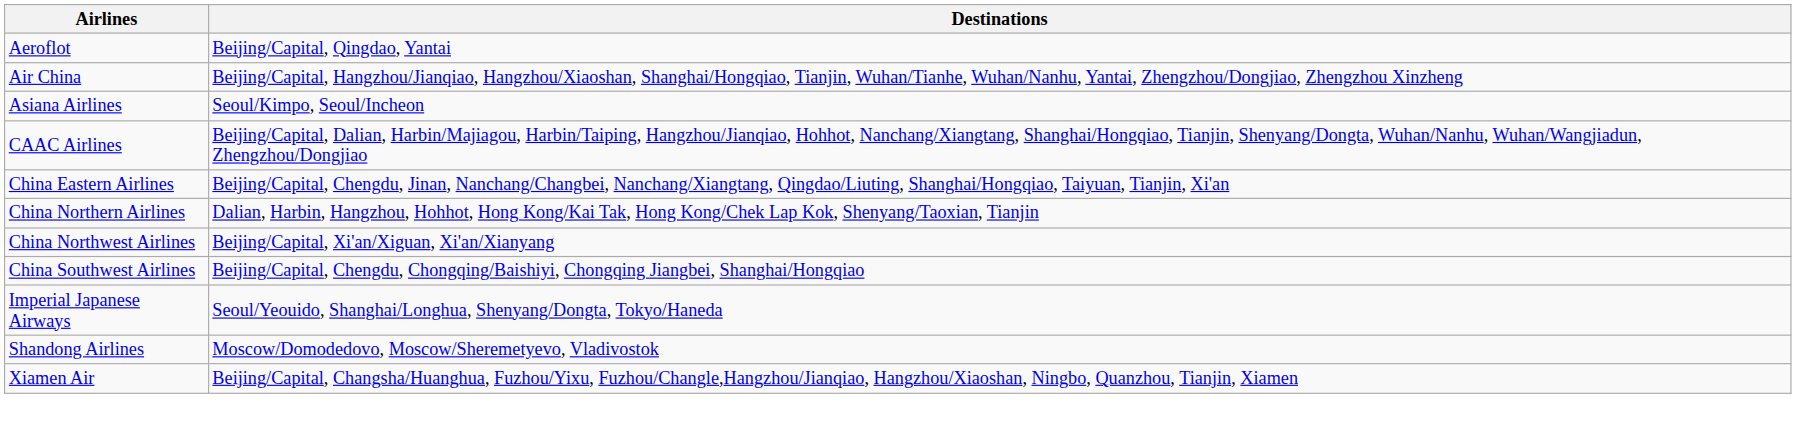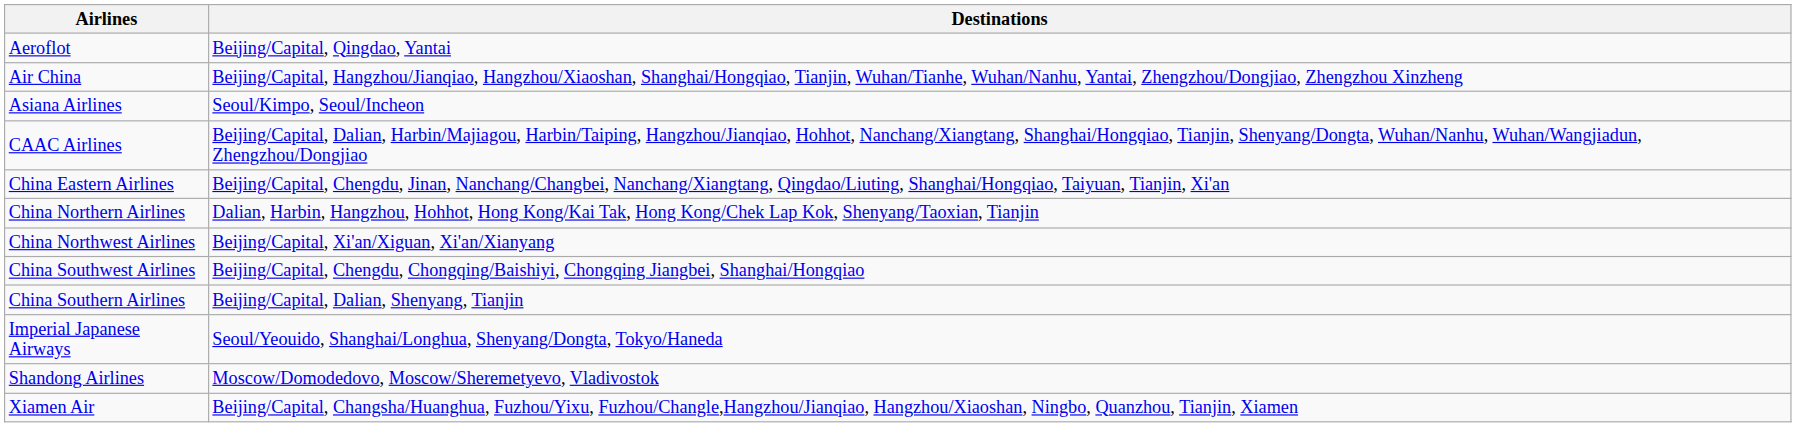+ row: (97, 299)
